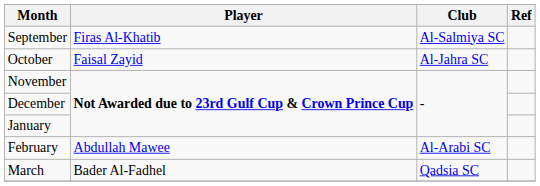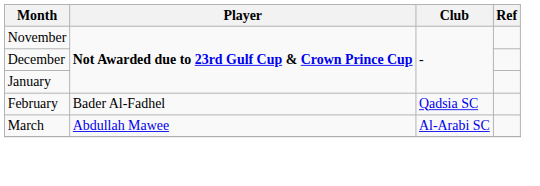- row: (37, 37)
- row: (30, 59)
(122, 147) Abdullah Mawee -> (119, 103) Bader Al-Fadhel
(455, 147) Al-Arabi SC -> (449, 103) Qadsia SC
(120, 170) Bader Al-Fadhel -> (121, 125) Abdullah Mawee
(449, 170) Qadsia SC -> (454, 125) Al-Arabi SC
